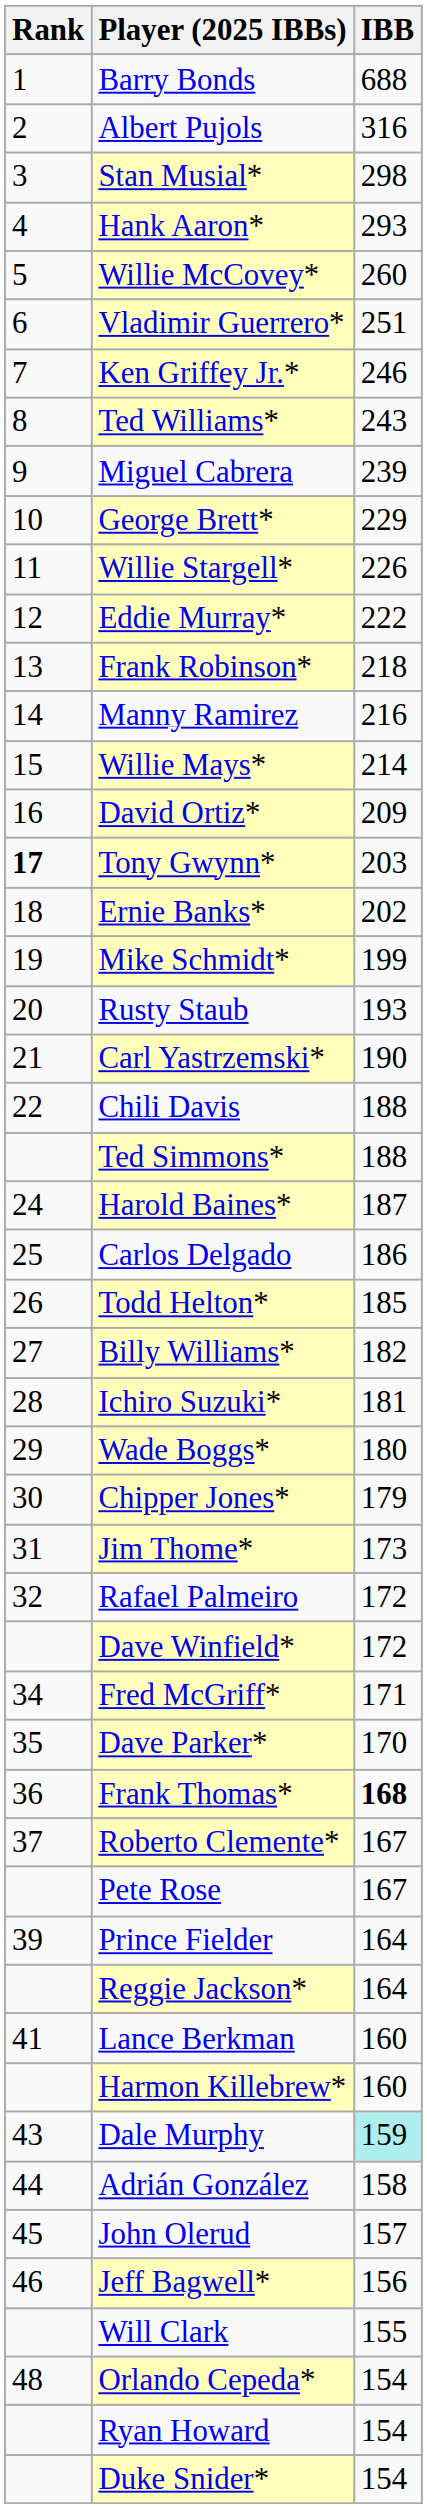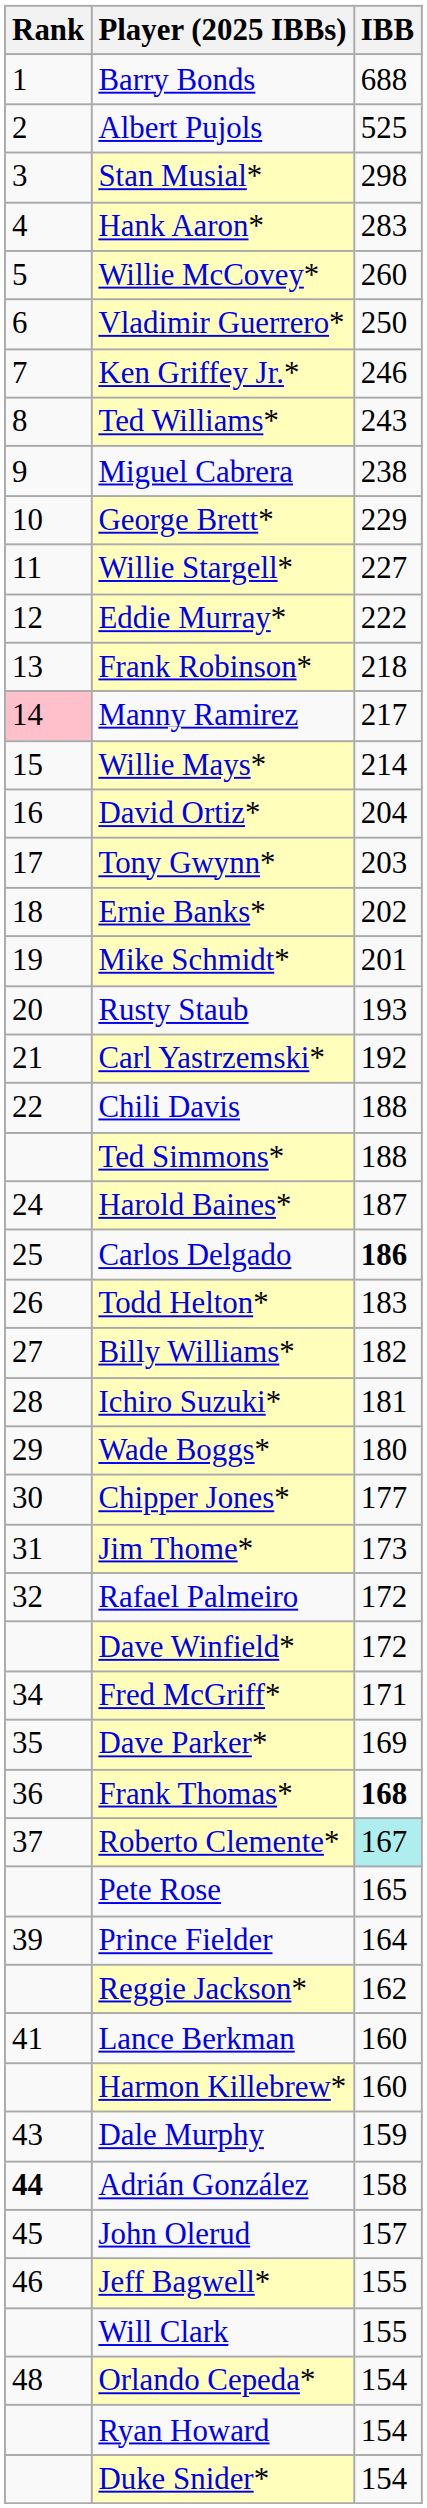(384, 127) 316 -> (384, 127) 525
(384, 225) 293 -> (384, 225) 283
(384, 323) 251 -> (384, 323) 250
(384, 470) 239 -> (384, 470) 238
(384, 568) 226 -> (384, 568) 227
(28, 715) no background -> (28, 715) pink background
(384, 715) 216 -> (384, 715) 217
(384, 813) 209 -> (384, 813) 204
(28, 862) bold -> (28, 862) normal
(384, 960) 199 -> (384, 960) 201
(384, 1058) 190 -> (384, 1058) 192
(384, 1254) normal -> (384, 1254) bold
(384, 1303) 185 -> (384, 1303) 183
(384, 1499) 179 -> (384, 1499) 177
(384, 1743) 170 -> (384, 1743) 169
(384, 1841) no background -> (384, 1841) paleturquoise background
(384, 1890) 167 -> (384, 1890) 165
(384, 1988) 164 -> (384, 1988) 162
(384, 2135) paleturquoise background -> (384, 2135) no background
(28, 2184) normal -> (28, 2184) bold
(384, 2282) 156 -> (384, 2282) 155
